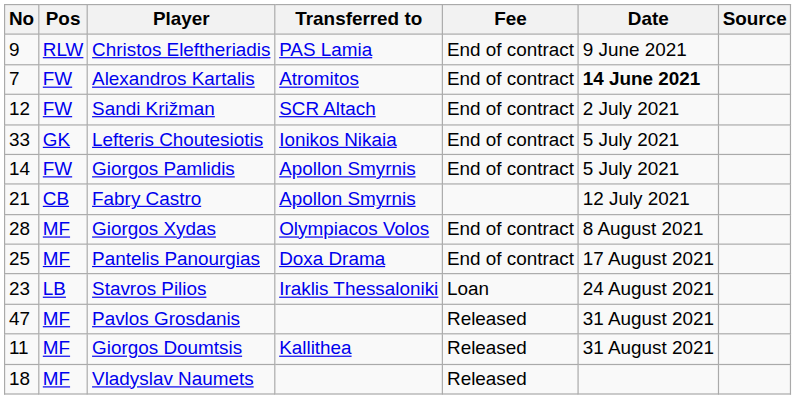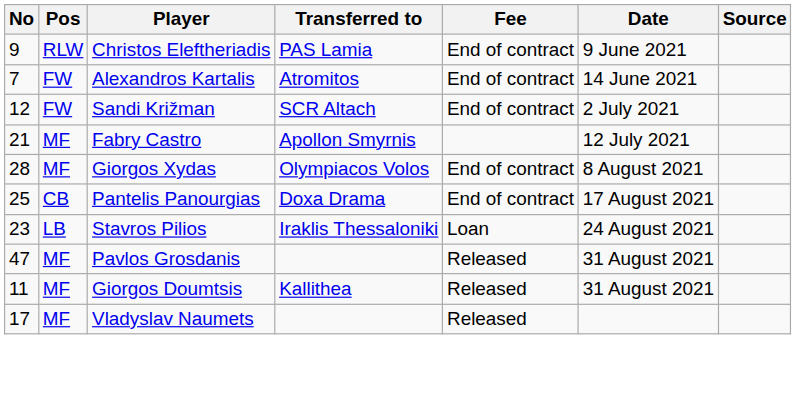(641, 79) bold -> (640, 79) normal
- row: (178, 139)
- row: (163, 169)
(56, 199) CB -> (56, 139) MF
(56, 259) MF -> (56, 199) CB
(19, 378) 18 -> (19, 318) 17
